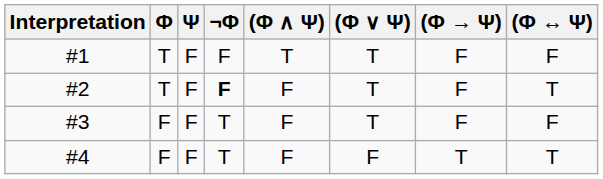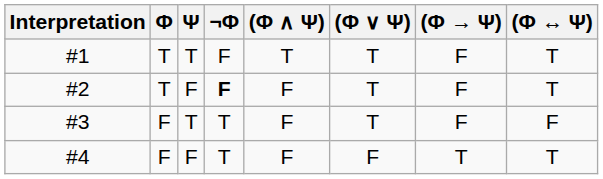(191, 56) F -> (191, 56) T
(552, 56) F -> (552, 56) T
(191, 123) F -> (191, 123) T
